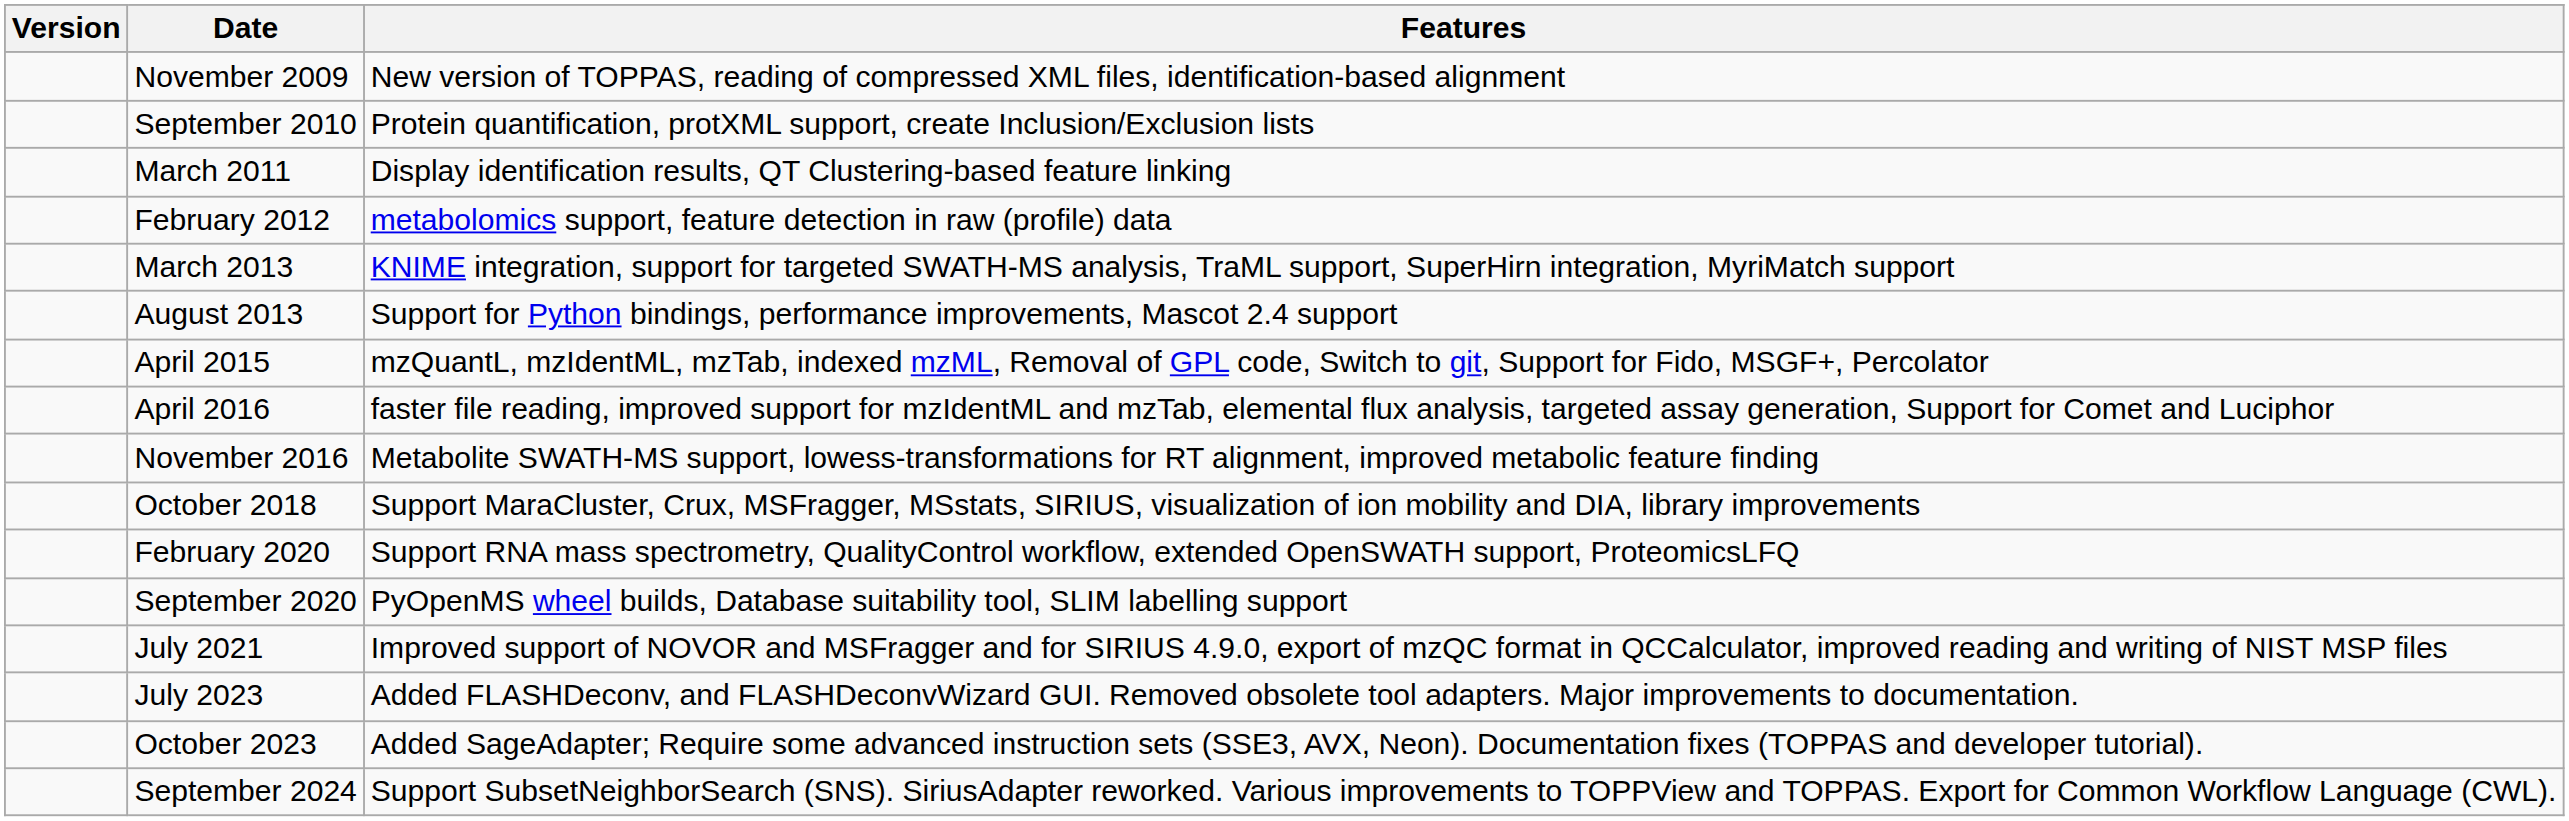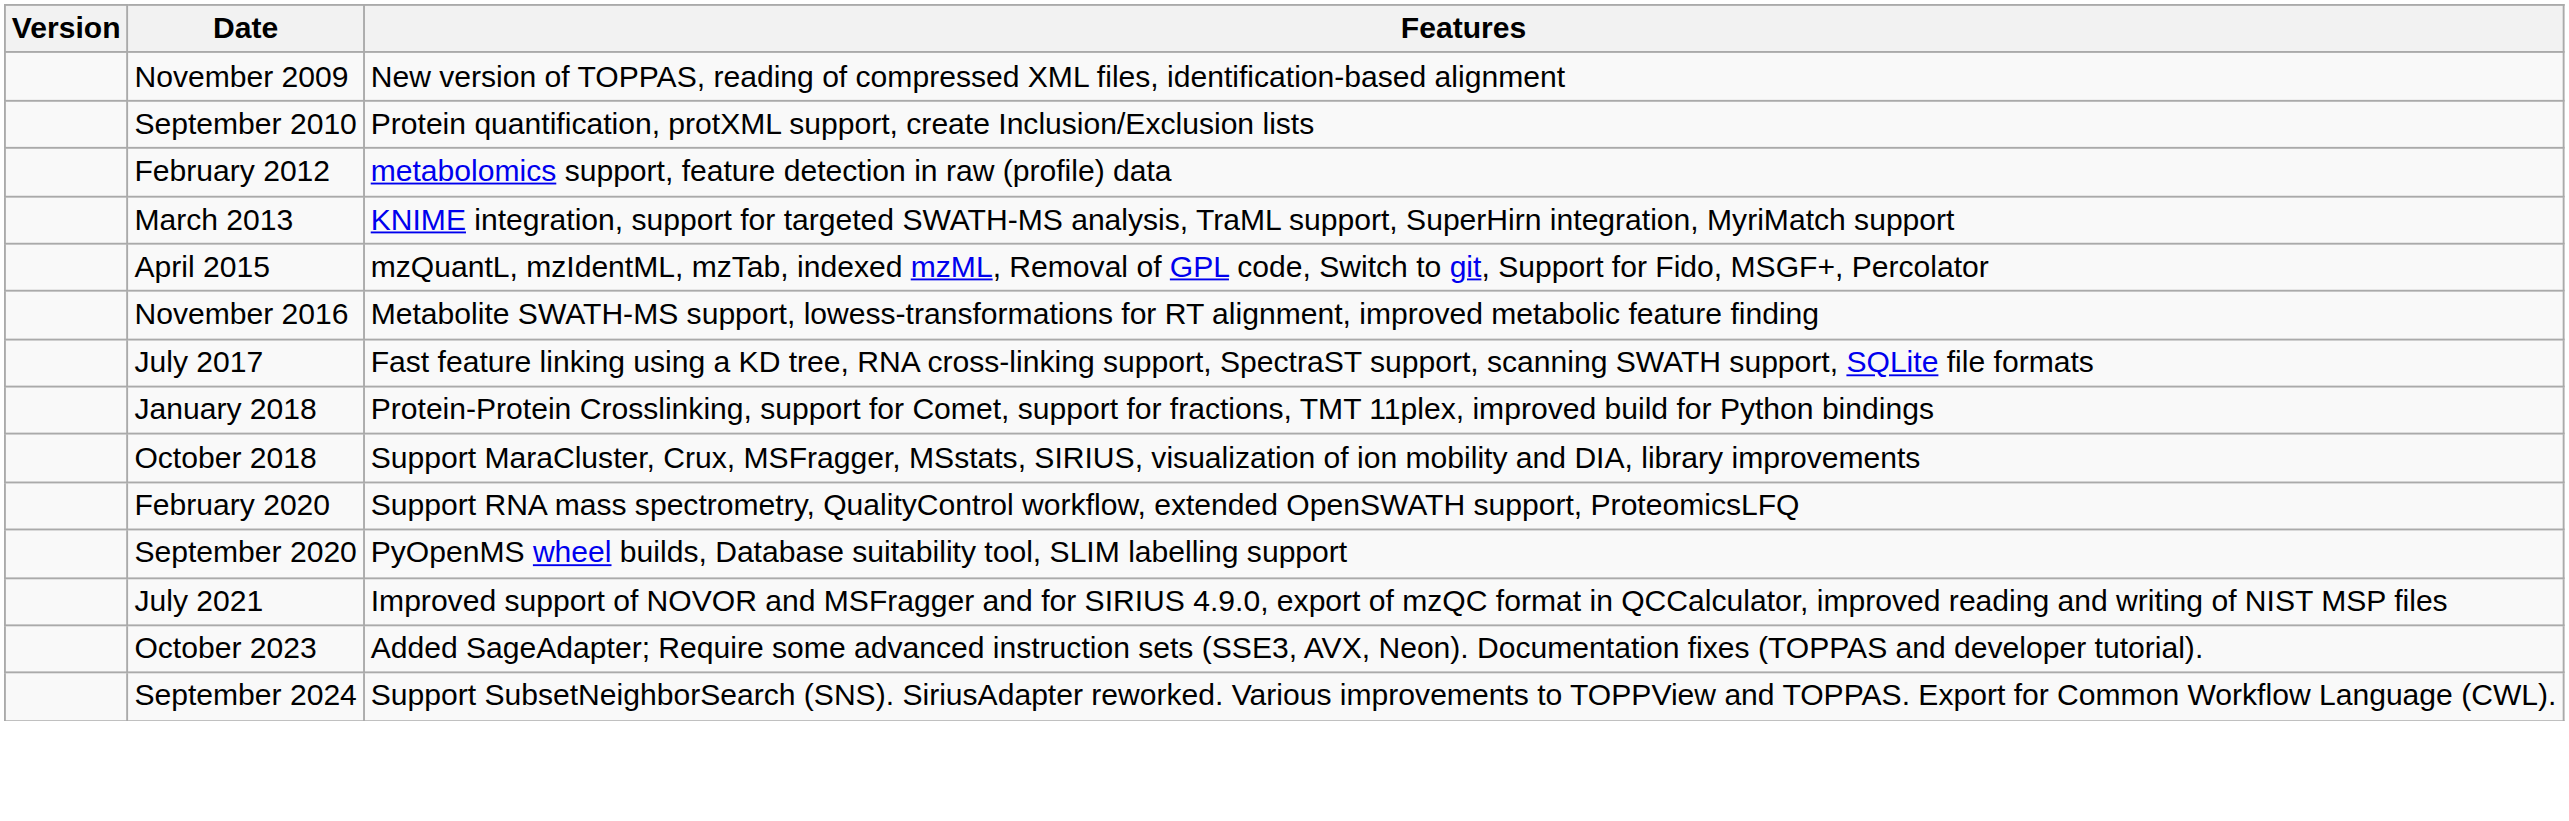- row: (213, 171)
- row: (219, 314)
- row: (202, 409)
+ row: (199, 362)
+ row: (226, 409)
- row: (199, 696)
